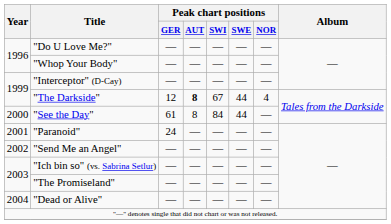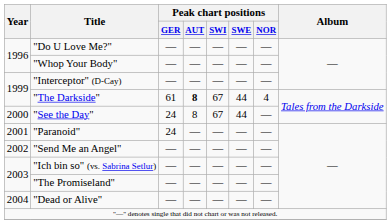(171, 98) 12 -> (171, 98) 61
(171, 115) 61 -> (171, 115) 24
(218, 115) 84 -> (218, 115) 67
